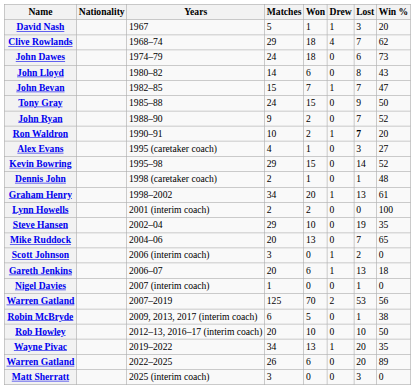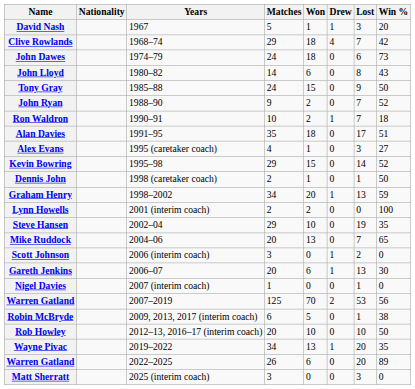(384, 42) 62 -> (384, 42) 42
- row: (40, 88)
(359, 133) bold -> (359, 118) normal
(384, 133) 20 -> (384, 118) 18
+ row: (40, 133)
(384, 179) 48 -> (384, 179) 50
(384, 194) 61 -> (384, 194) 59
(384, 270) 18 -> (384, 270) 30
